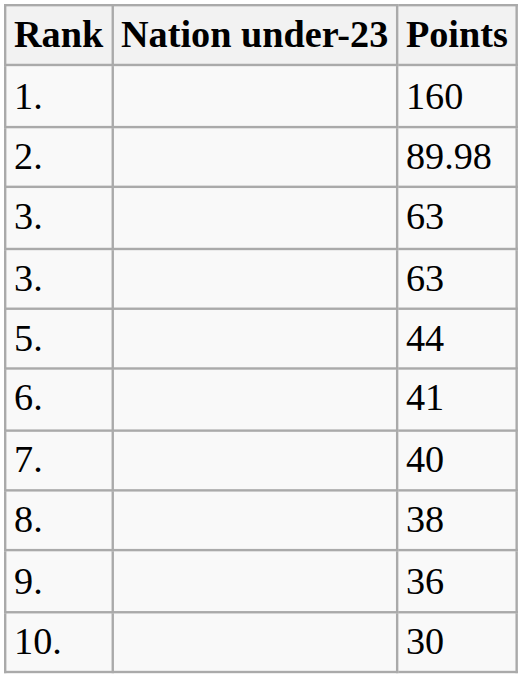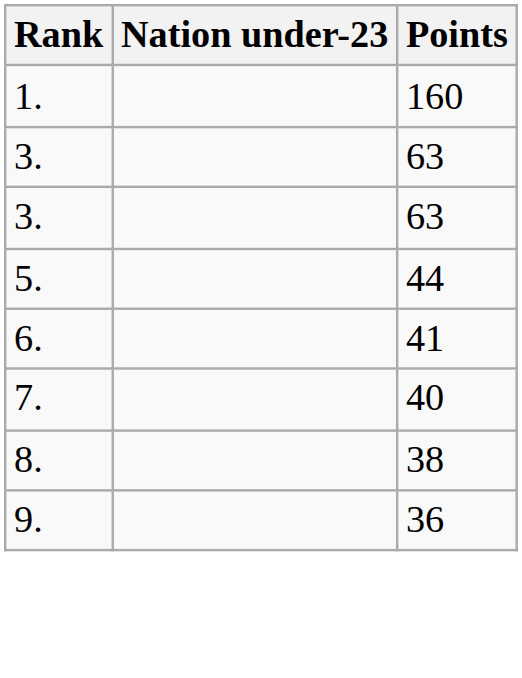- row: (28, 156)
- row: (38, 641)
